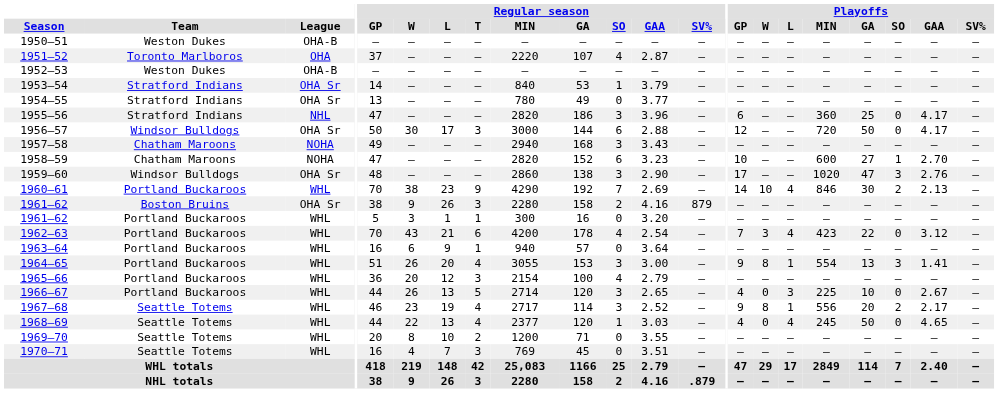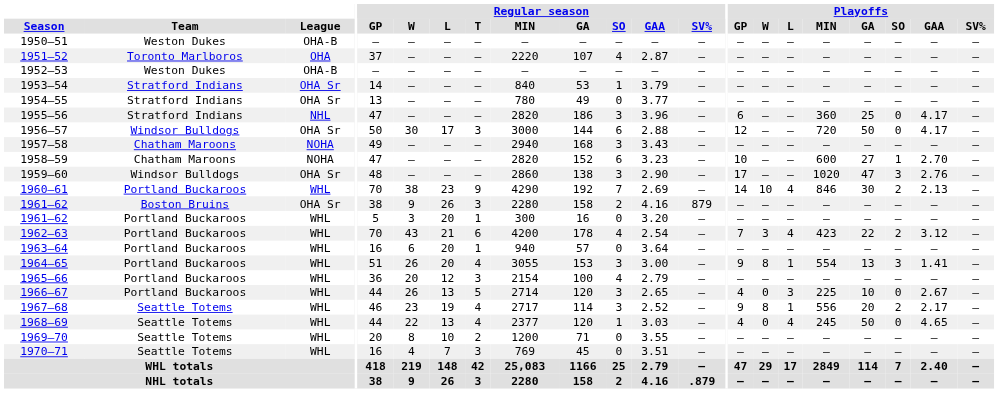(447, 218) 1 -> (447, 218) 20
(898, 233) 0 -> (898, 233) 2
(447, 248) 9 -> (447, 248) 20
